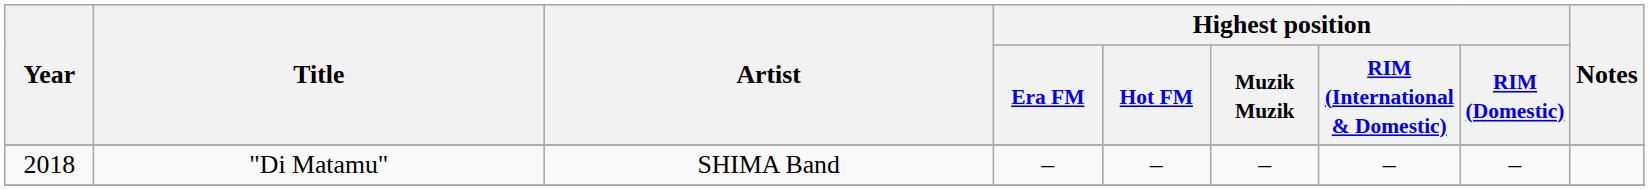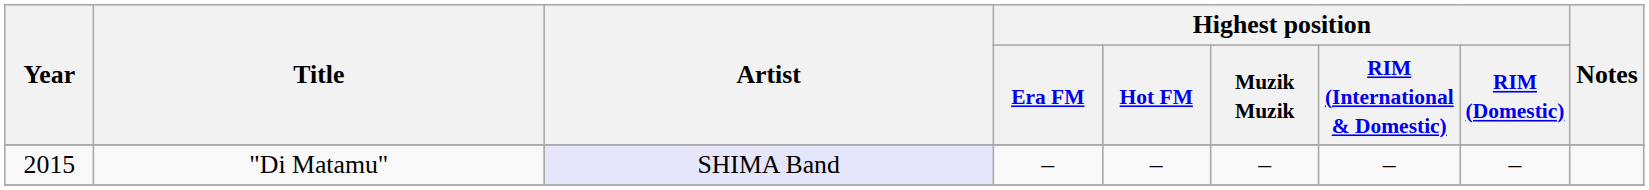(49, 164) 2018 -> (49, 164) 2015
(769, 164) no background -> (769, 164) lavender background
